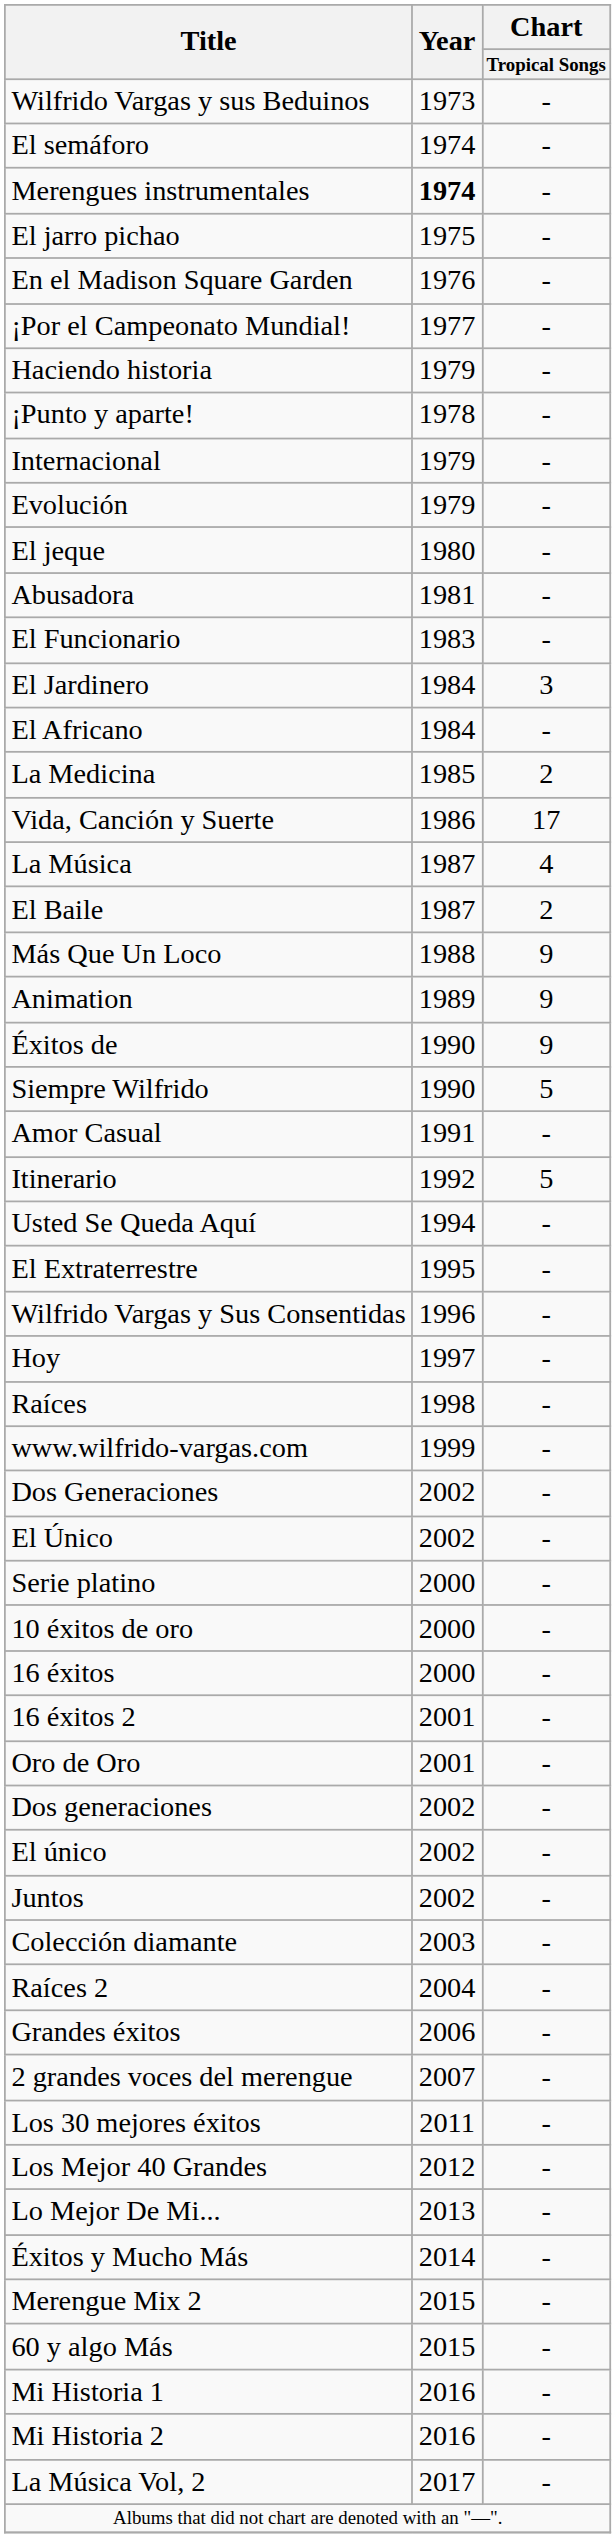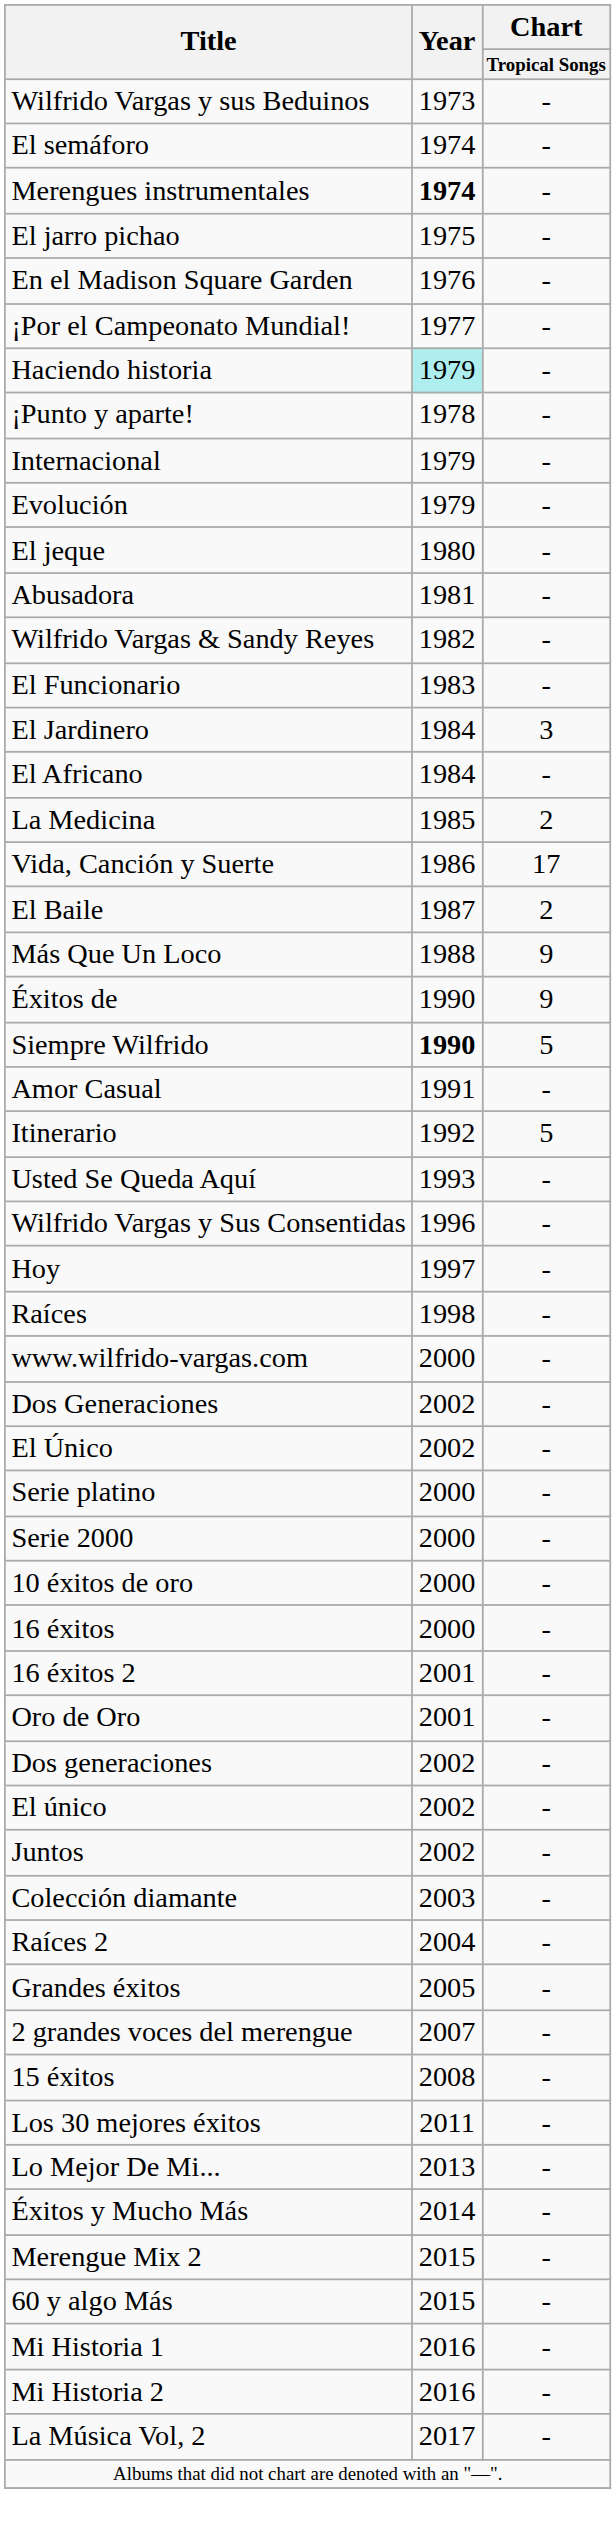(447, 370) no background -> (447, 370) paleturquoise background
+ row: (193, 639)
- row: (72, 864)
- row: (72, 998)
(447, 1088) normal -> (447, 1043) bold
(447, 1223) 1994 -> (447, 1178) 1993
- row: (105, 1268)
(447, 1448) 1999 -> (447, 1358) 2000
+ row: (72, 1537)
(447, 2031) 2006 -> (447, 1987) 2005
+ row: (63, 2076)
- row: (139, 2166)
